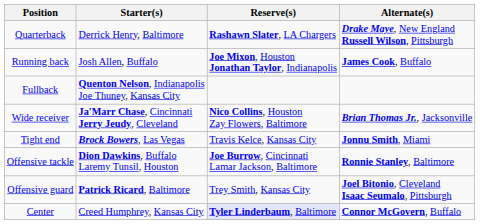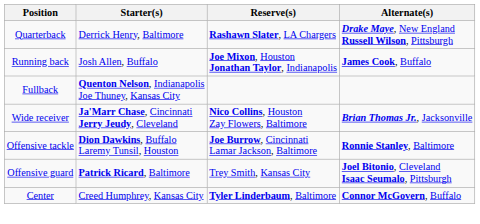- row: (40, 139)
(273, 211) lavender background -> (273, 195) no background
